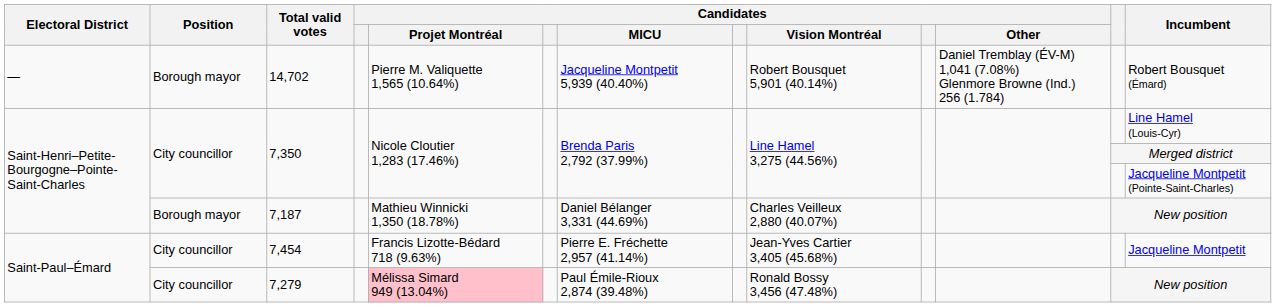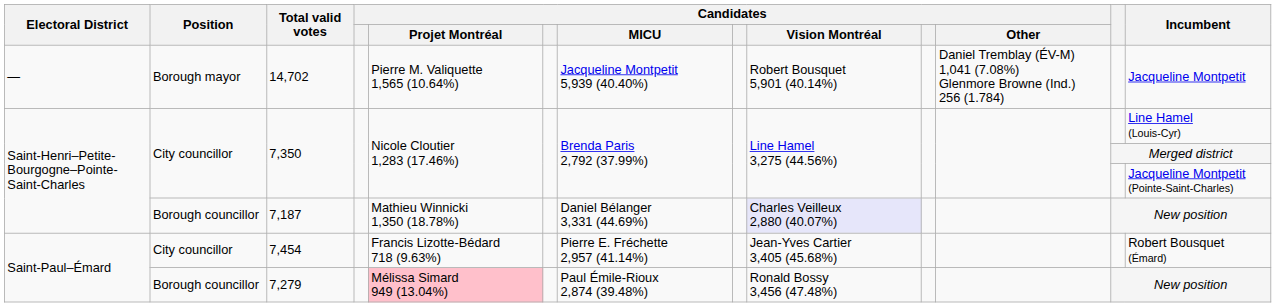(1176, 76) Robert Bousquet (Émard) -> (1187, 76) Jacqueline Montpetit
(197, 215) Borough mayor -> (206, 215) Borough councillor
(796, 215) no background -> (796, 215) lavender background
(1187, 250) Jacqueline Montpetit -> (1176, 250) Robert Bousquet (Émard)
(193, 285) City councillor -> (206, 285) Borough councillor
